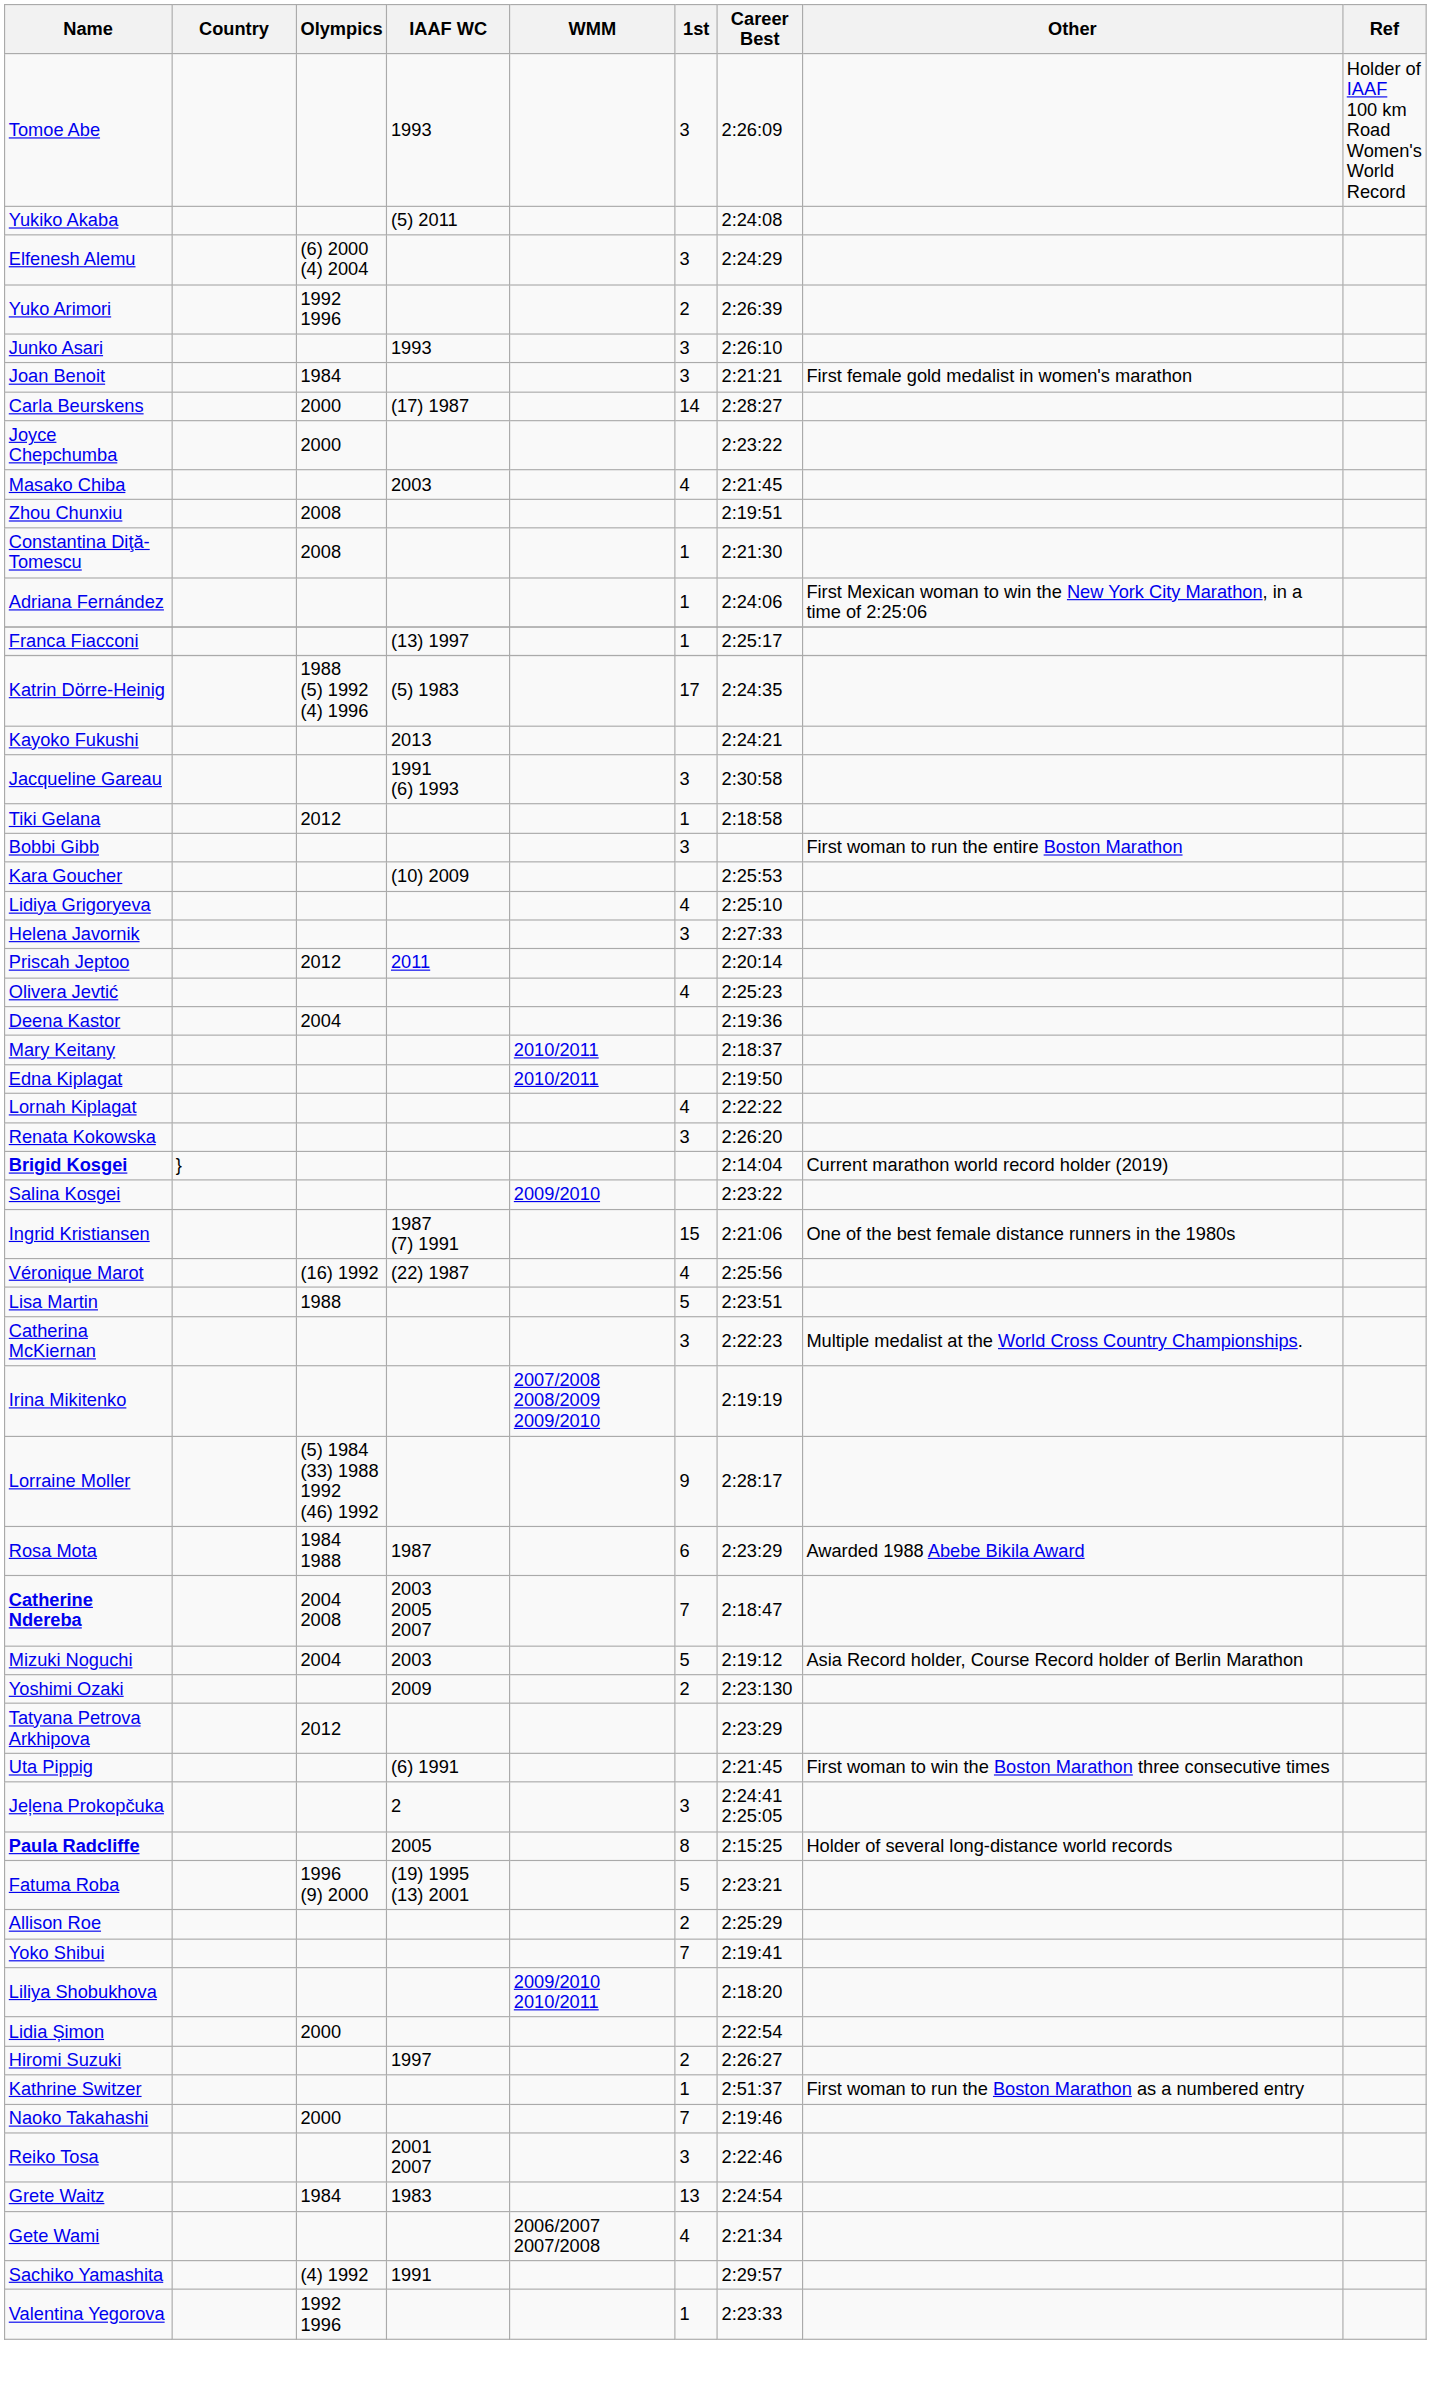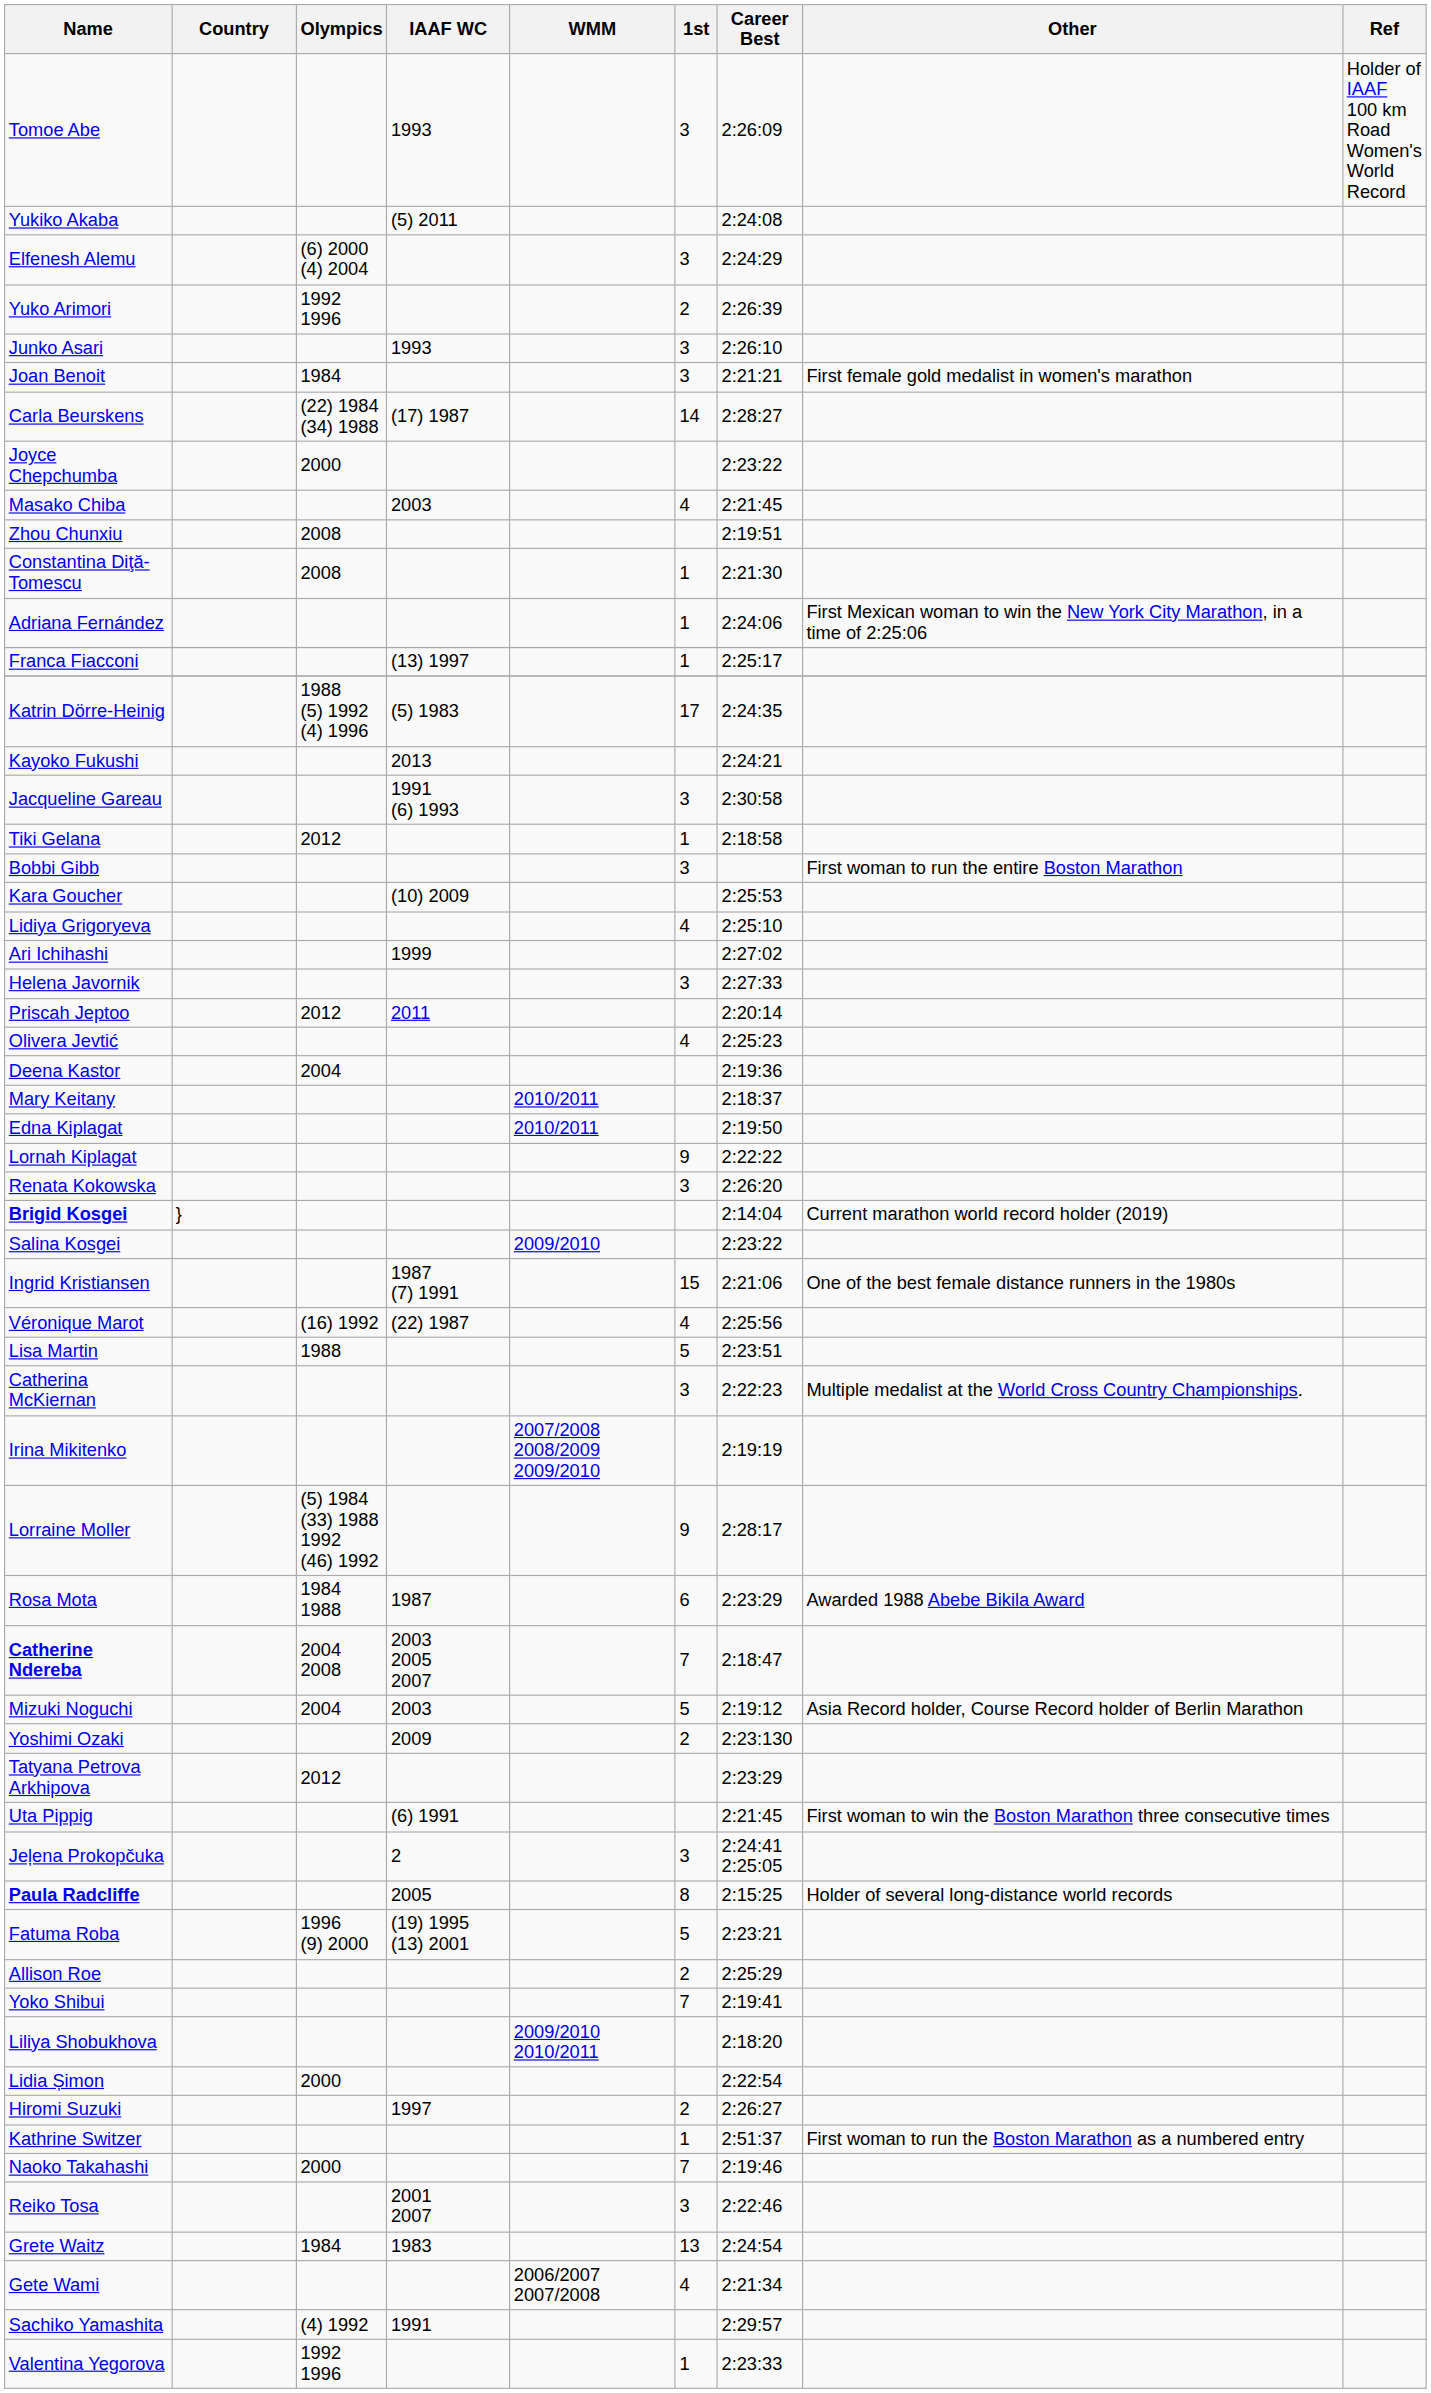(321, 406) 2000 -> (339, 416) (22) 1984 (34) 1988
+ row: (58, 954)
(684, 1107) 4 -> (684, 1157) 9
